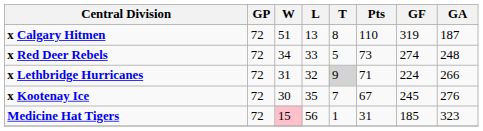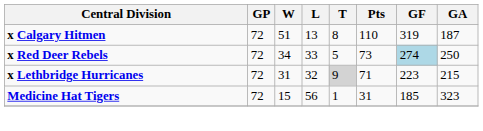(409, 55) no background -> (409, 55) lightblue background
(450, 55) 248 -> (450, 55) 250
(409, 75) 224 -> (409, 75) 223
(450, 75) 266 -> (450, 75) 215
- row: (48, 95)
(284, 116) pink background -> (284, 95) no background
